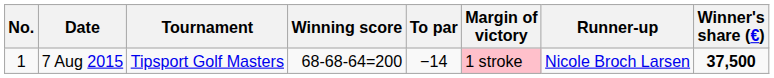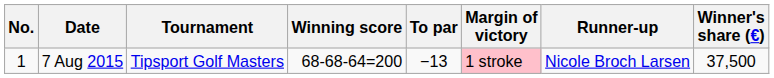(434, 61) −14 -> (434, 61) −13
(731, 61) bold -> (731, 61) normal
